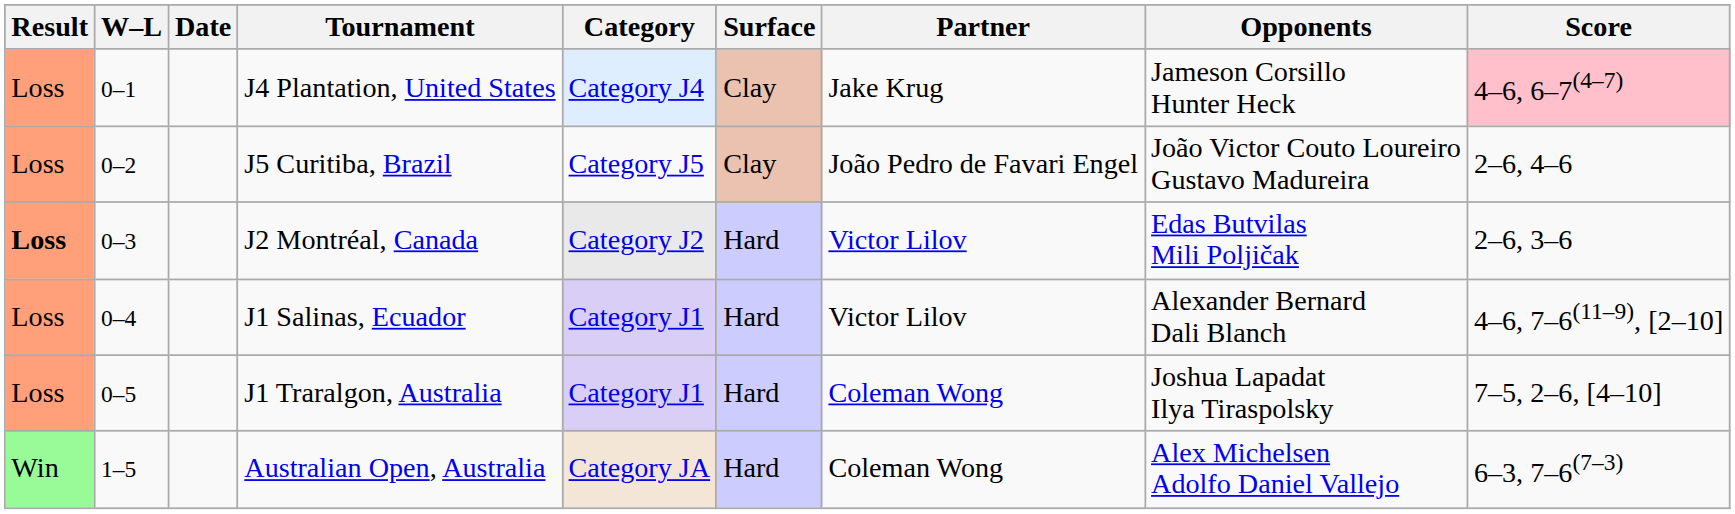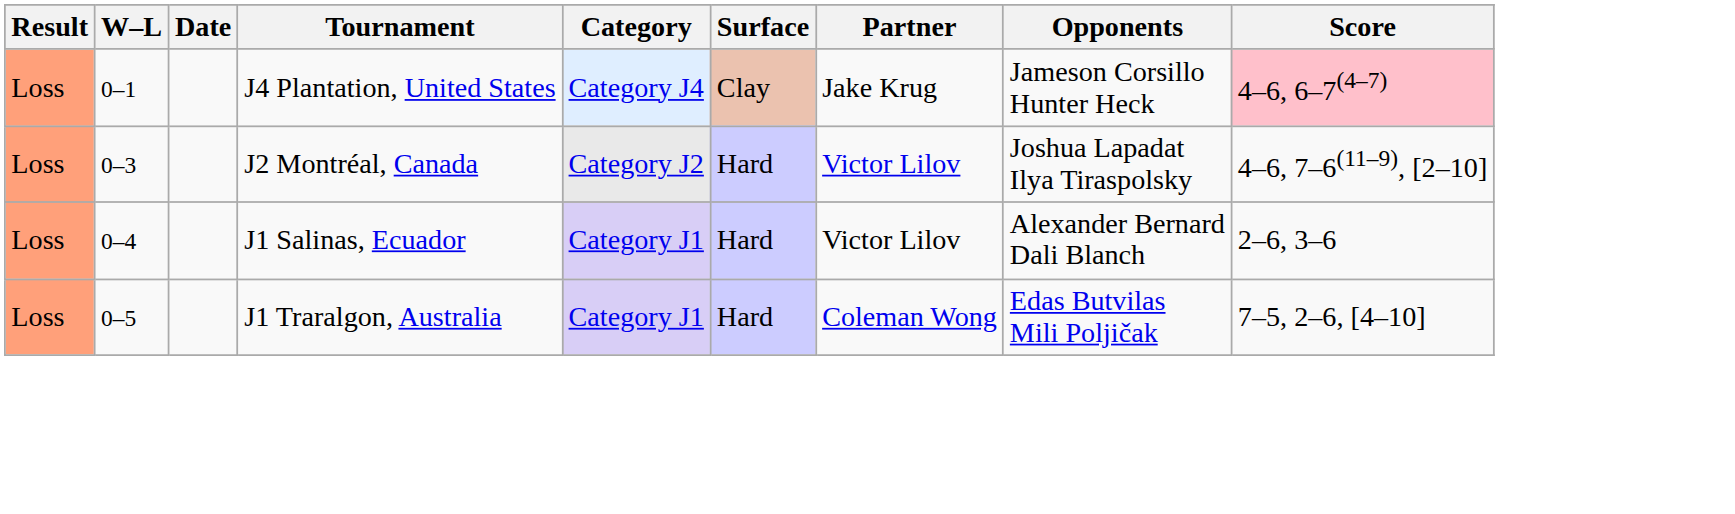- row: (348, 163)
(39, 240) bold -> (38, 163) normal
(1229, 240) Edas Butvilas Mili Poljičak -> (1101, 163) Joshua Lapadat Ilya Tiraspolsky
(1523, 240) 2–6, 3–6 -> (1363, 163) 4–6, 7–6(11–9), [2–10]
(1599, 316) 4–6, 7–6(11–9), [2–10] -> (1287, 240) 2–6, 3–6
(1242, 392) Joshua Lapadat Ilya Tiraspolsky -> (1088, 316) Edas Butvilas Mili Poljičak
- row: (395, 469)
